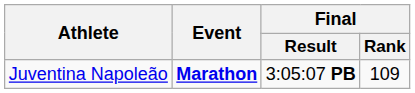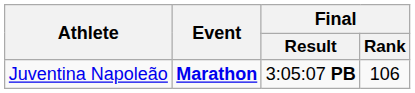(385, 75) 109 -> (385, 75) 106
